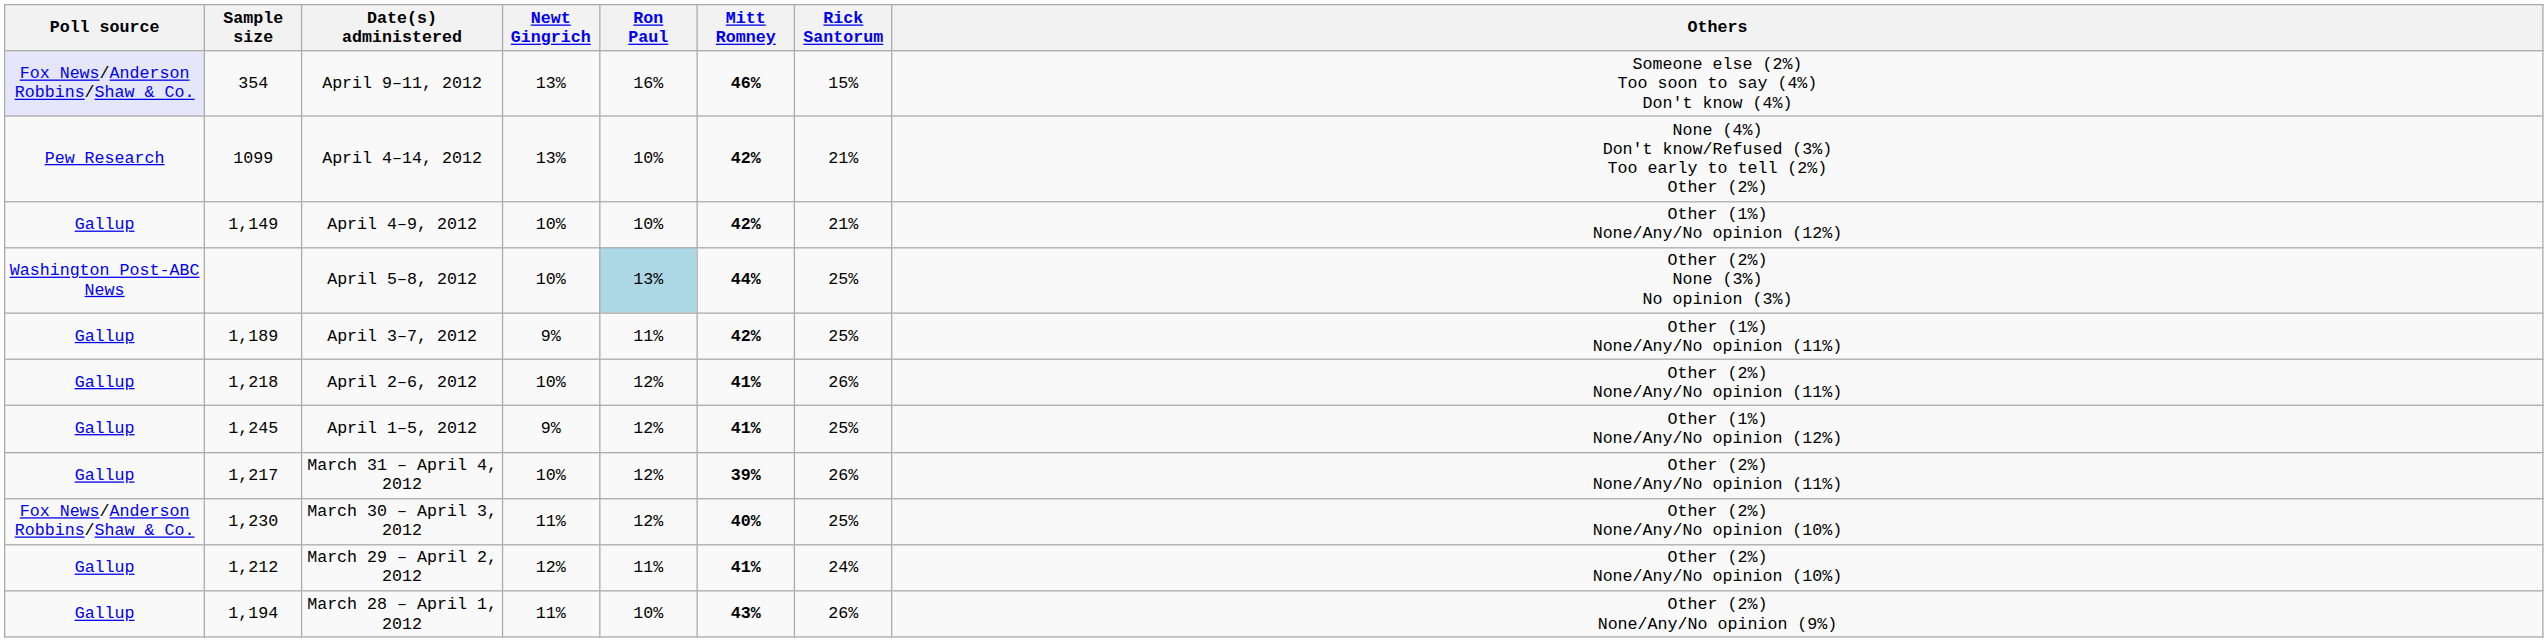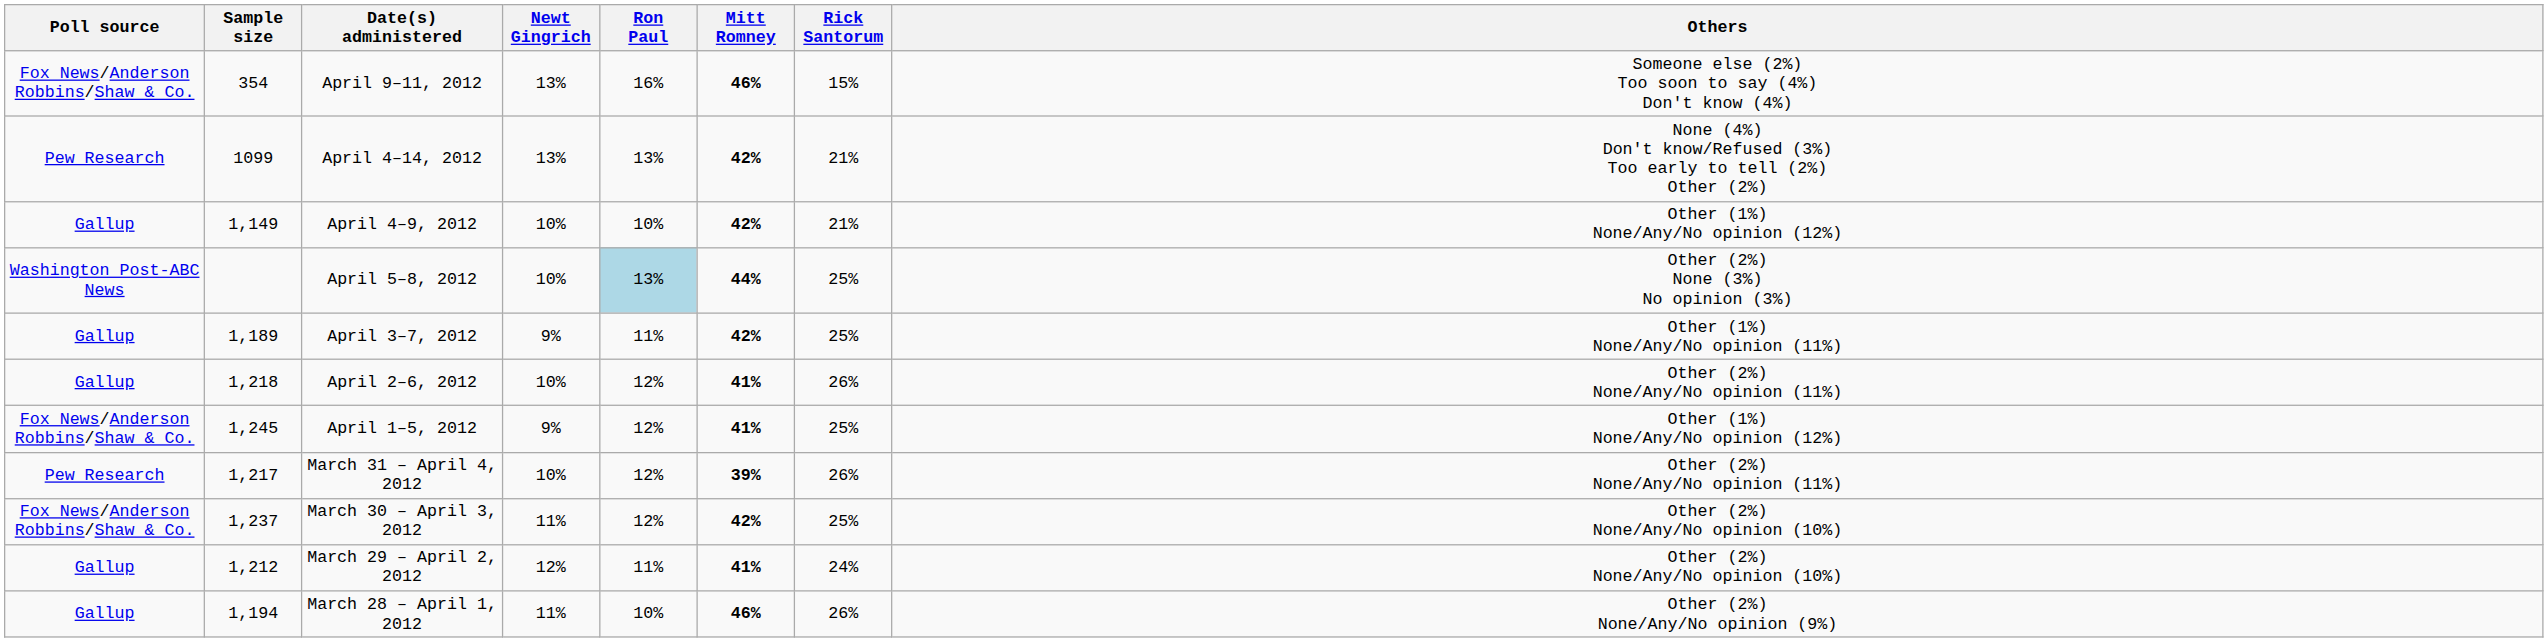(105, 84) lavender background -> (105, 84) no background
(648, 159) 10% -> (648, 159) 13%
(105, 429) Gallup -> (105, 429) Fox News/Anderson Robbins/Shaw & Co.
(105, 475) Gallup -> (105, 475) Pew Research
(253, 521) 1,230 -> (253, 521) 1,237
(746, 521) 40% -> (746, 521) 42%
(746, 614) 43% -> (746, 614) 46%
